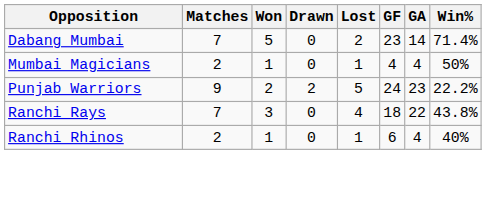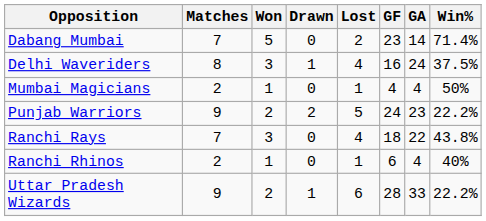+ row: (79, 65)
+ row: (66, 194)
